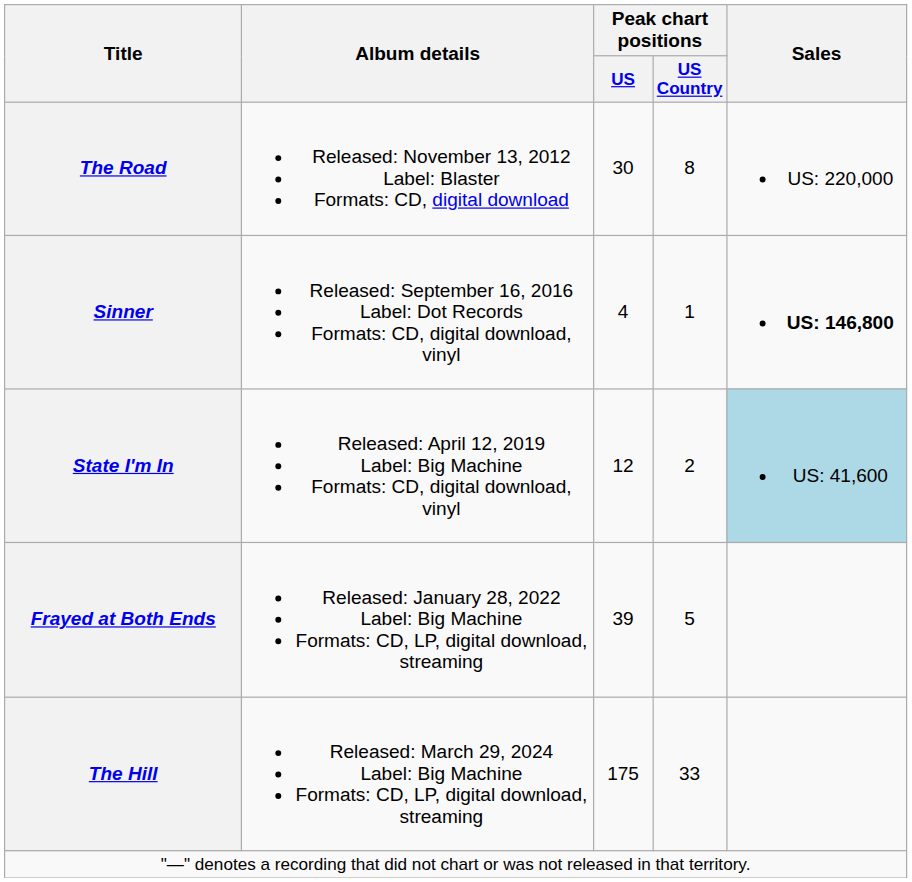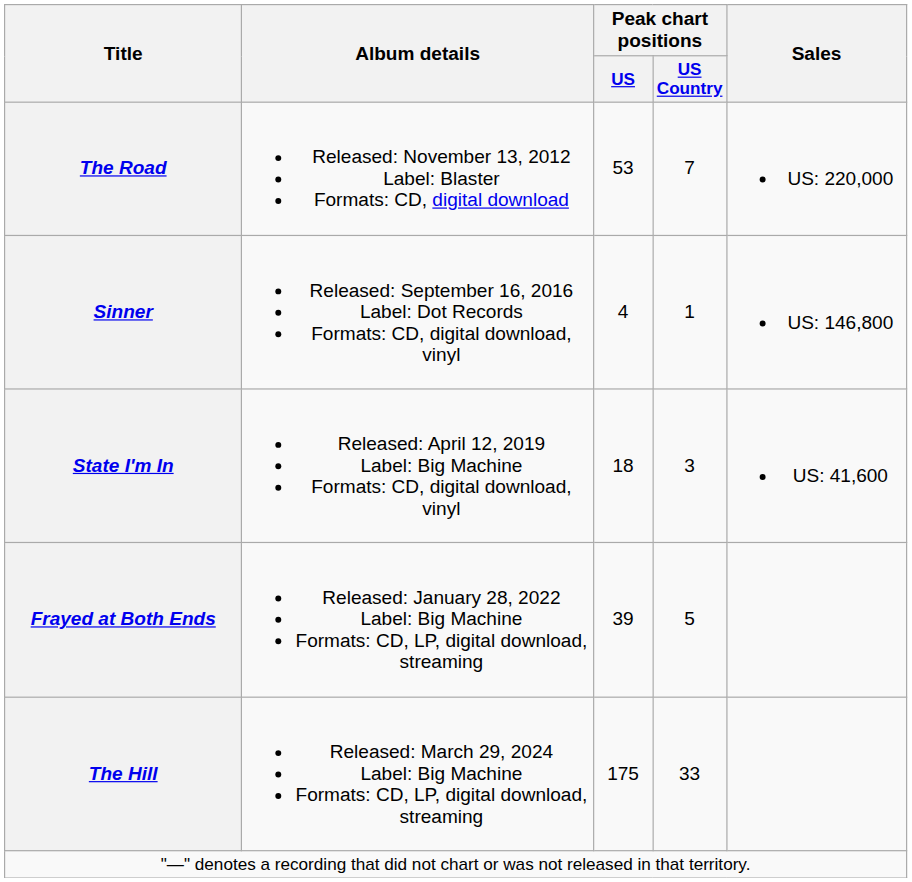(623, 168) 30 -> (623, 168) 53
(690, 168) 8 -> (690, 168) 7
(817, 323) bold -> (817, 323) normal
(623, 465) 12 -> (623, 465) 18
(690, 465) 2 -> (690, 465) 3
(817, 477) lightblue background -> (817, 477) no background
